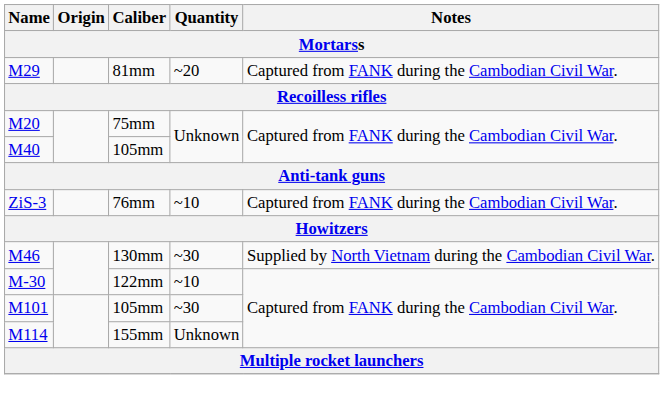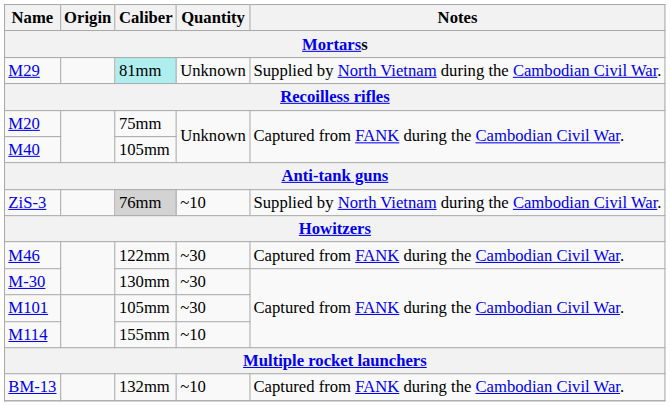(134, 70) no background -> (140, 70) paleturquoise background
(187, 70) ~20 -> (213, 70) Unknown
(432, 70) Captured from FANK during the Cambodian Civil War. -> (457, 70) Supplied by North Vietnam during the Cambodian Civil War.
(134, 202) no background -> (140, 202) lightgrey background
(432, 202) Captured from FANK during the Cambodian Civil War. -> (457, 202) Supplied by North Vietnam during the Cambodian Civil War.
(138, 255) 130mm -> (144, 255) 122mm
(451, 255) Supplied by North Vietnam during the Cambodian Civil War. -> (439, 255) Captured from FANK during the Cambodian Civil War.
(138, 281) 122mm -> (144, 281) 130mm
(187, 281) ~10 -> (193, 281) ~30
(207, 334) Unknown -> (193, 334) ~10
+ row: (32, 387)
